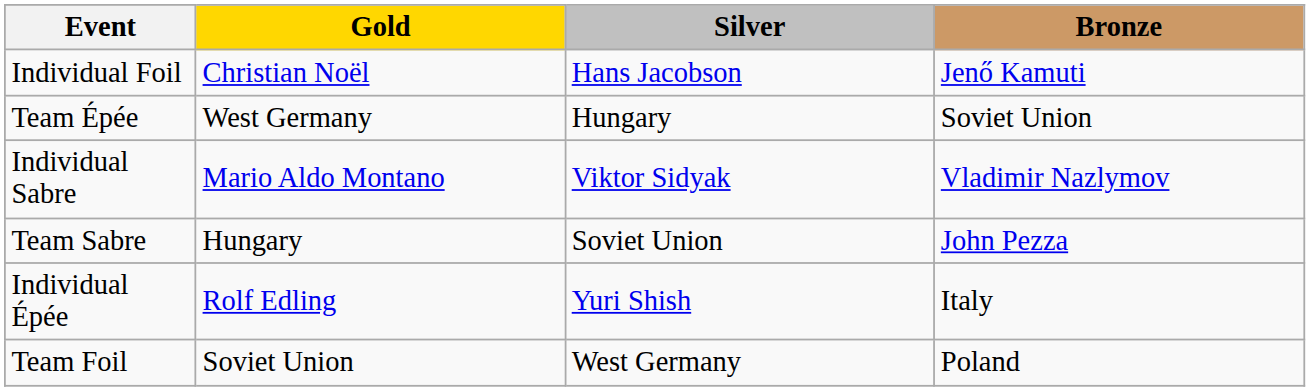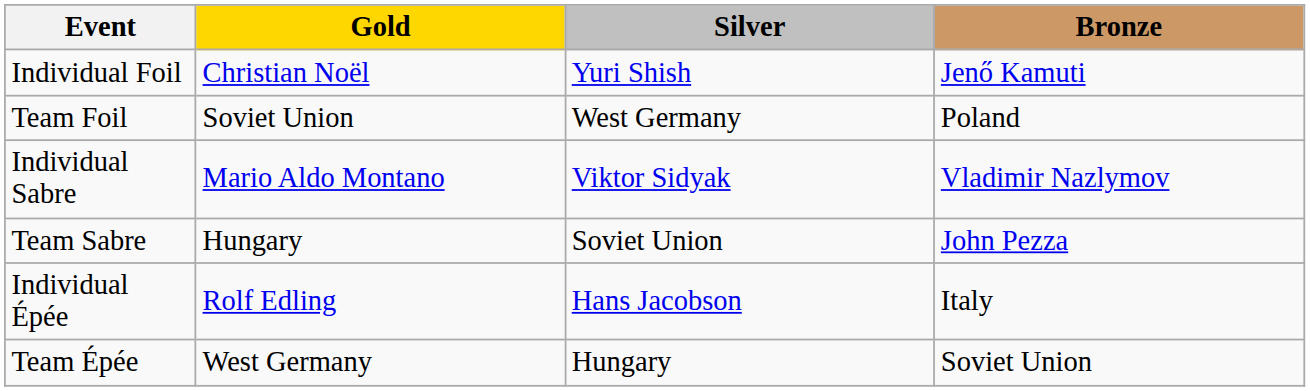(657, 72) Hans Jacobson -> (631, 72) Yuri Shish
rows swapped: (69, 362) <-> (75, 117)
(631, 300) Yuri Shish -> (657, 300) Hans Jacobson
